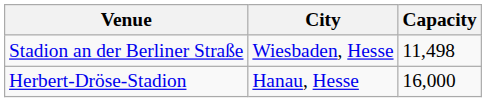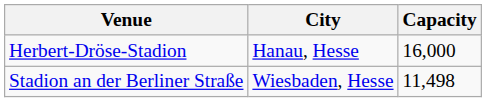rows swapped: (126, 50) <-> (98, 81)
